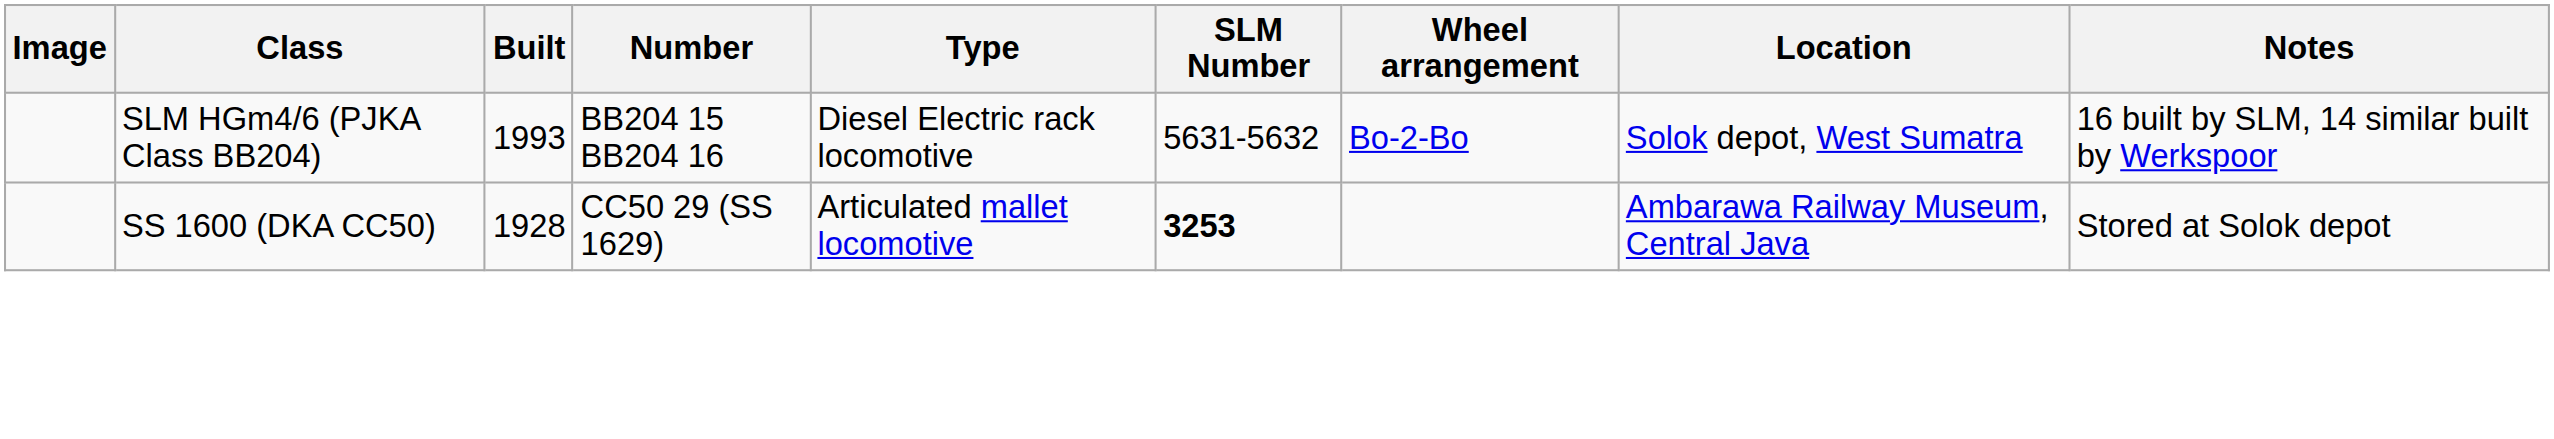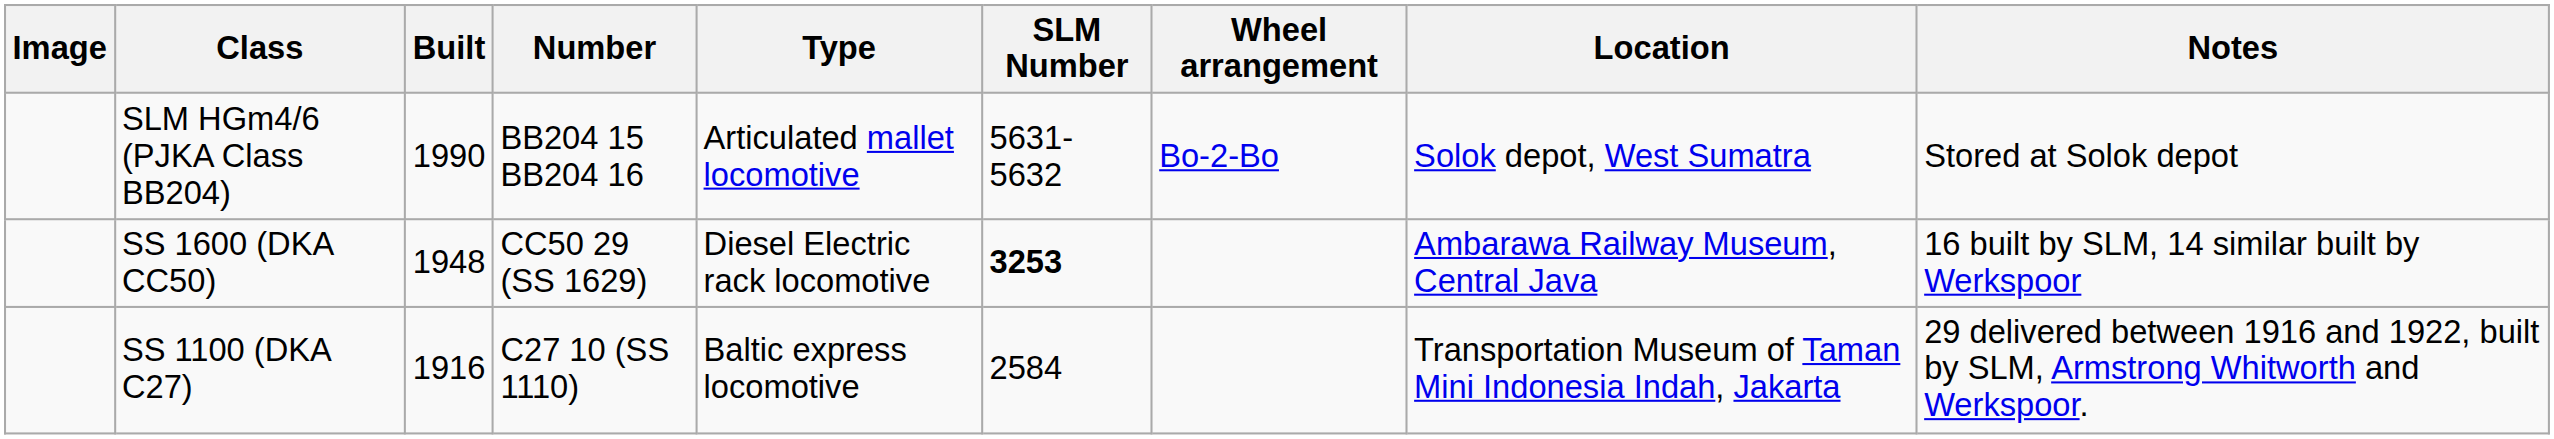(529, 137) 1993 -> (449, 155) 1990
(956, 137) Diesel Electric rack locomotive -> (829, 155) Articulated mallet locomotive
(2303, 137) 16 built by SLM, 14 similar built by Werkspoor -> (2081, 155) Stored at Solok depot
(529, 225) 1928 -> (449, 262) 1948
(943, 225) Articulated mallet locomotive -> (817, 262) Diesel Electric rack locomotive
(2234, 225) Stored at Solok depot -> (2172, 262) 16 built by SLM, 14 similar built by Werkspoor
+ row: (227, 369)
